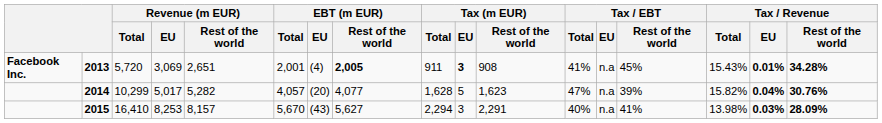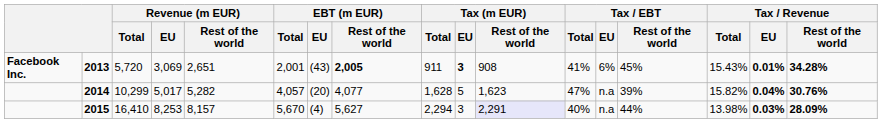(317, 67) (4) -> (320, 67) (43)
(607, 67) n.a -> (607, 67) 6%
(320, 109) (43) -> (317, 109) (4)
(492, 109) no background -> (492, 109) lavender background
(631, 109) 41% -> (631, 109) 44%
